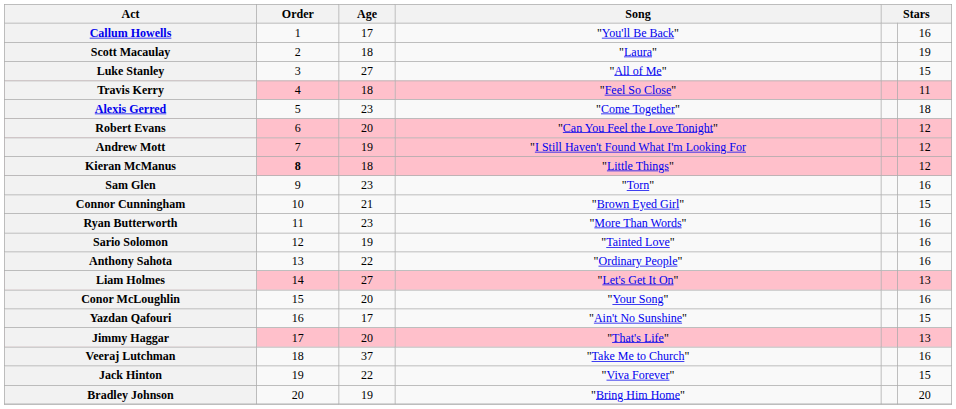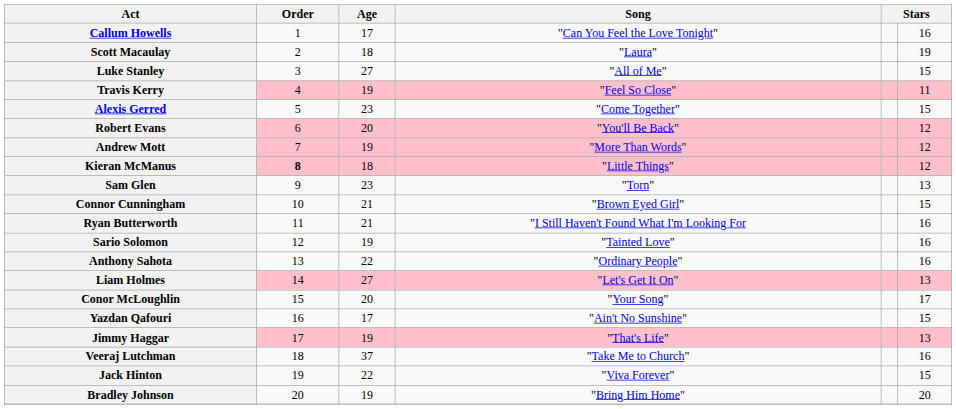(638, 33) "You'll Be Back" -> (638, 33) "Can You Feel the Love Tonight"
(367, 90) 18 -> (367, 90) 19
(925, 109) 18 -> (925, 109) 15
(638, 128) "Can You Feel the Love Tonight" -> (638, 128) "You'll Be Back"
(638, 147) "I Still Haven't Found What I'm Looking For -> (638, 147) "More Than Words"
(925, 185) 16 -> (925, 185) 13
(367, 223) 23 -> (367, 223) 21
(638, 223) "More Than Words" -> (638, 223) "I Still Haven't Found What I'm Looking For
(925, 299) 16 -> (925, 299) 17
(367, 337) 20 -> (367, 337) 19
